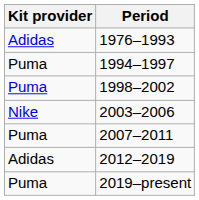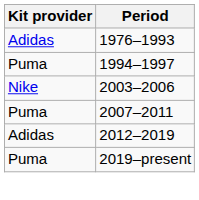- row: (137, 87)
